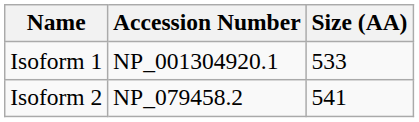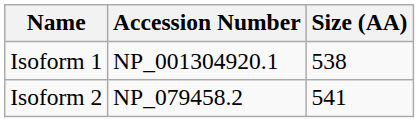(329, 60) 533 -> (329, 60) 538
